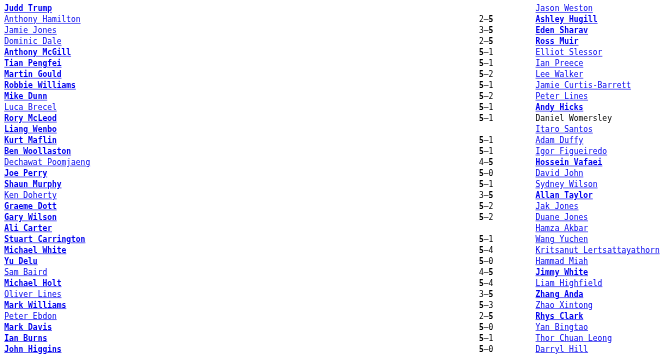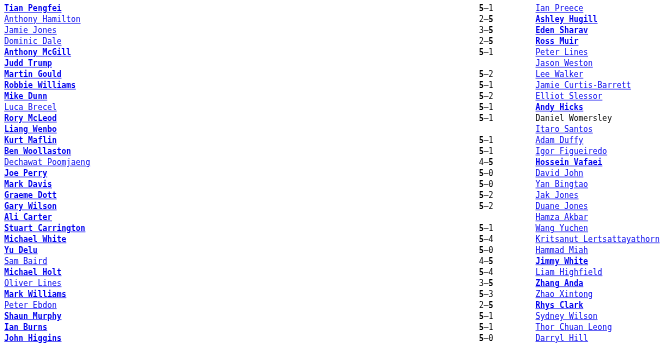rows swapped: (28, 9) <-> (33, 64)
(569, 53) Elliot Slessor -> (562, 53) Peter Lines
(562, 96) Peter Lines -> (569, 96) Elliot Slessor
rows swapped: (33, 184) <-> (28, 327)
- row: (30, 195)
